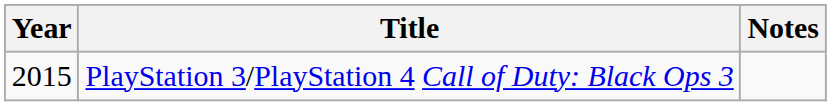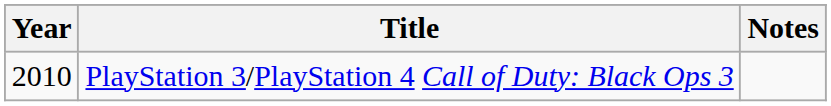(42, 75) 2015 -> (42, 75) 2010
